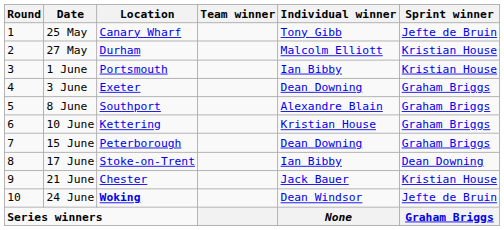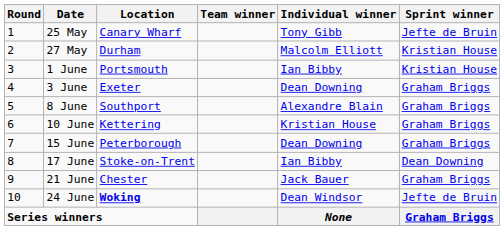(449, 180) Kristian House -> (446, 180) Graham Briggs
